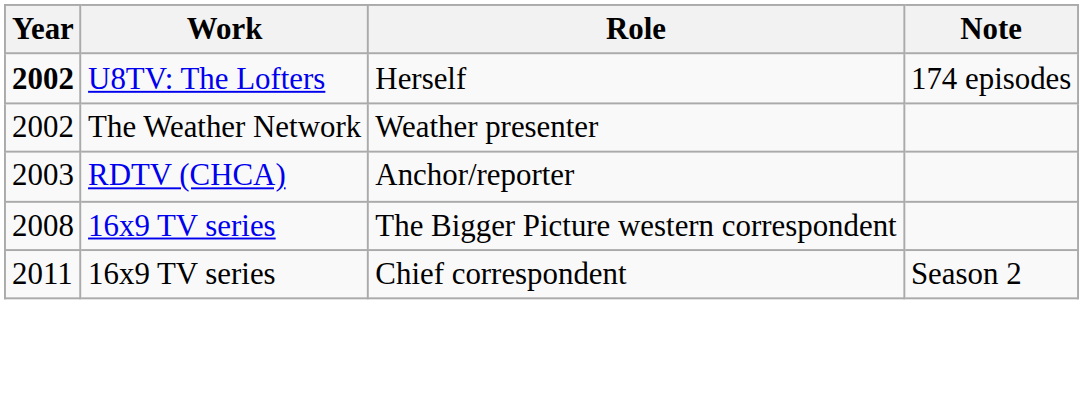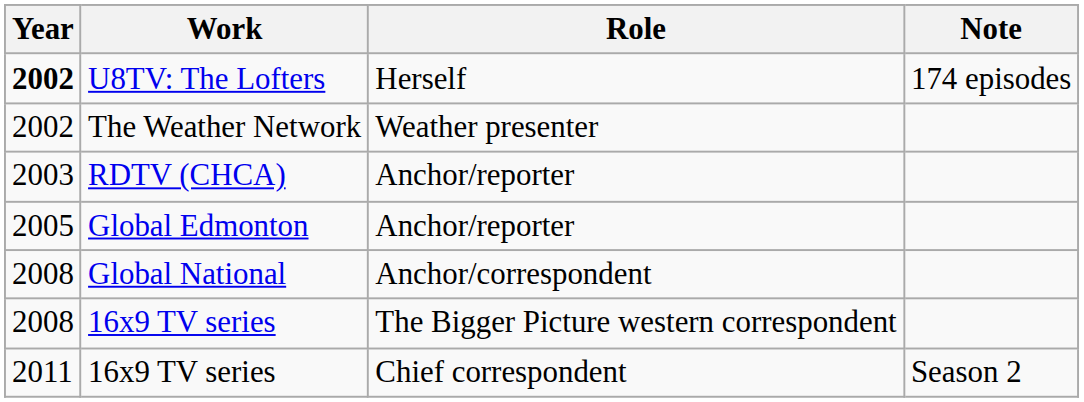+ row: (198, 224)
+ row: (187, 273)
